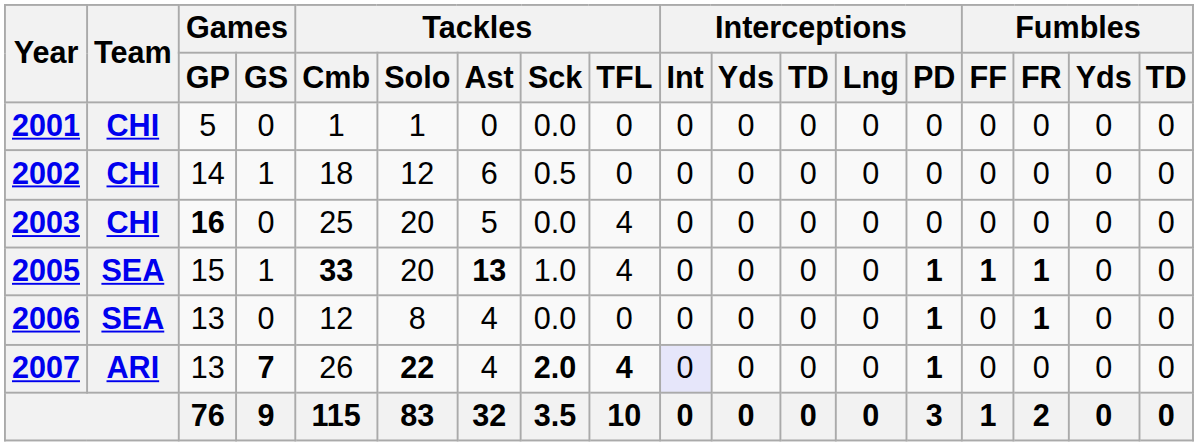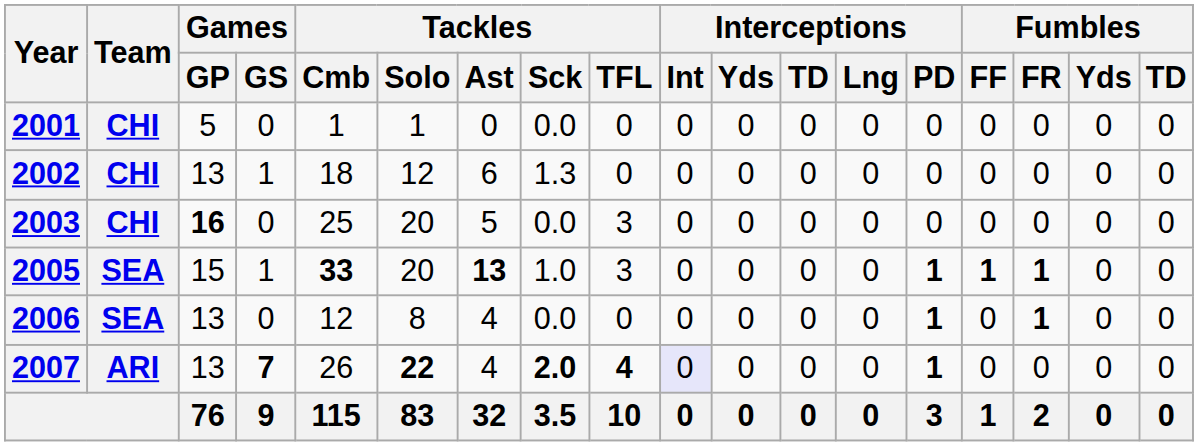(208, 174) 14 -> (208, 174) 13
(555, 174) 0.5 -> (555, 174) 1.3
(624, 222) 4 -> (624, 222) 3
(624, 271) 4 -> (624, 271) 3
